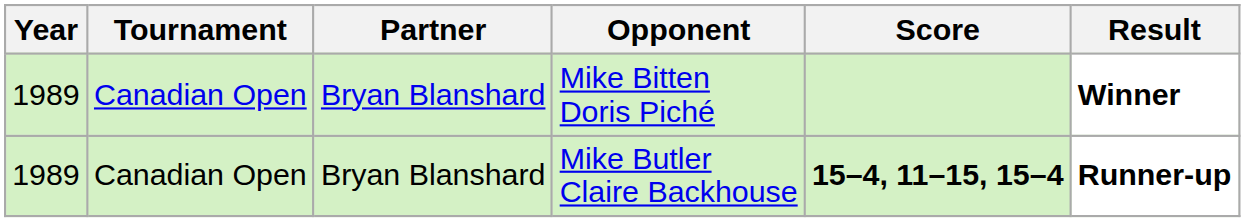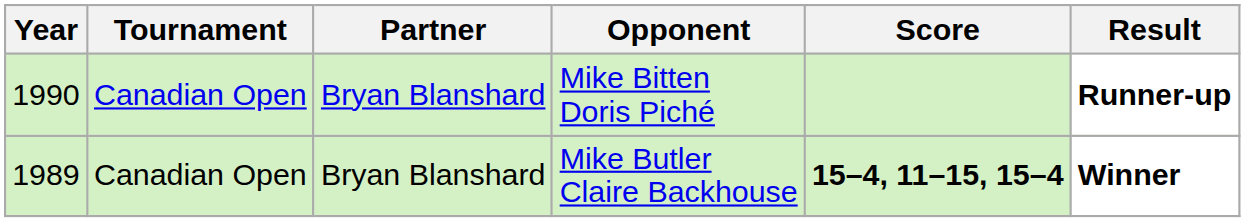(46, 94) 1989 -> (46, 94) 1990
(1129, 94) Winner -> (1155, 94) Runner-up
(1155, 176) Runner-up -> (1129, 176) Winner
